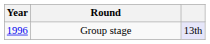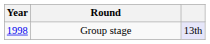(17, 30) 1996 -> (17, 30) 1998
